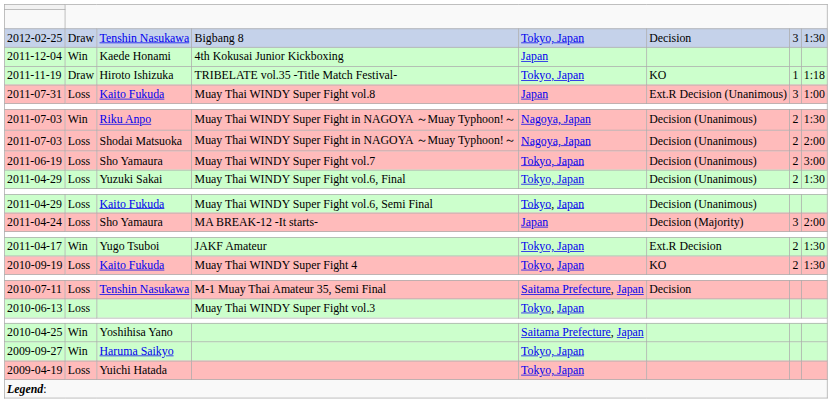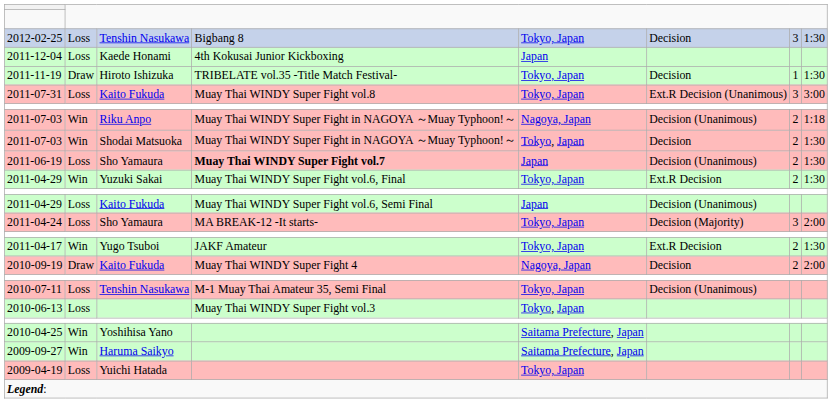(81, 38) Draw -> (79, 38) Loss
(78, 56) Win -> (79, 56) Loss
(658, 75) KO -> (670, 75) Decision
(814, 75) 1:18 -> (814, 75) 1:30
(535, 94) Japan -> (553, 94) Tokyo, Japan
(814, 94) 1:00 -> (814, 94) 3:00
(814, 119) 1:30 -> (814, 119) 1:18
(79, 140) Loss -> (78, 140) Win
(556, 140) Nagoya, Japan -> (553, 140) Tokyo, Japan
(703, 140) Decision (Unanimous) -> (670, 140) Decision
(814, 140) 2:00 -> (814, 140) 1:30
(285, 160) normal -> (290, 160) bold
(553, 160) Tokyo, Japan -> (535, 160) Japan
(814, 160) 3:00 -> (814, 160) 1:30
(79, 179) Loss -> (78, 179) Win
(703, 179) Decision (Unanimous) -> (685, 179) Ext.R Decision
(553, 203) Tokyo, Japan -> (535, 203) Japan
(535, 222) Japan -> (553, 222) Tokyo, Japan
(79, 265) Loss -> (81, 265) Draw
(553, 265) Tokyo, Japan -> (556, 265) Nagoya, Japan
(658, 265) KO -> (670, 265) Decision
(814, 265) 1:30 -> (814, 265) 2:00
(582, 289) Saitama Prefecture, Japan -> (553, 289) Tokyo, Japan
(670, 289) Decision -> (703, 289) Decision (Unanimous)
(553, 351) Tokyo, Japan -> (582, 351) Saitama Prefecture, Japan
